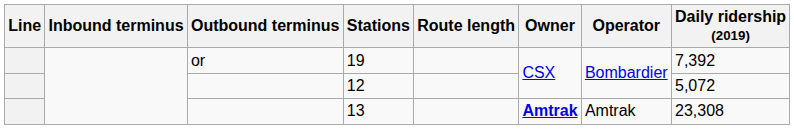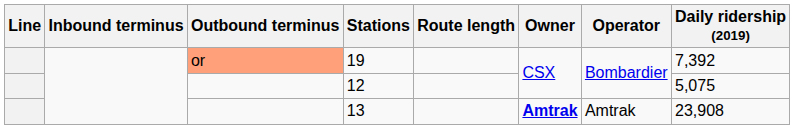(198, 60) no background -> (198, 60) lightsalmon background
(695, 85) 5,072 -> (695, 85) 5,075
(699, 111) 23,308 -> (699, 111) 23,908
